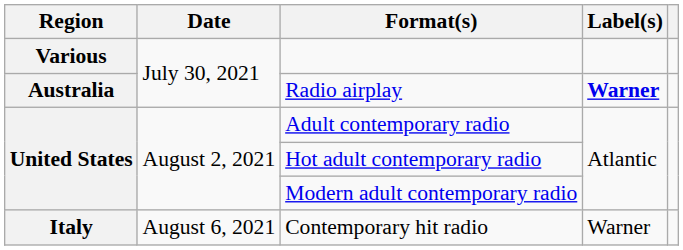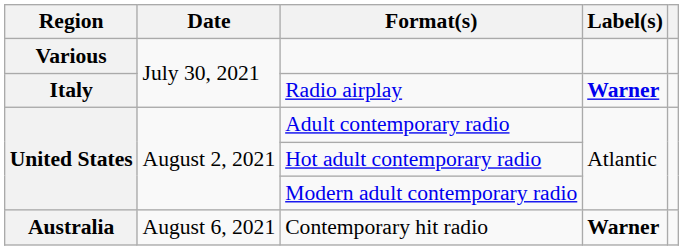(71, 90) Australia -> (71, 90) Italy
(71, 227) Italy -> (71, 227) Australia
(619, 227) normal -> (623, 227) bold
